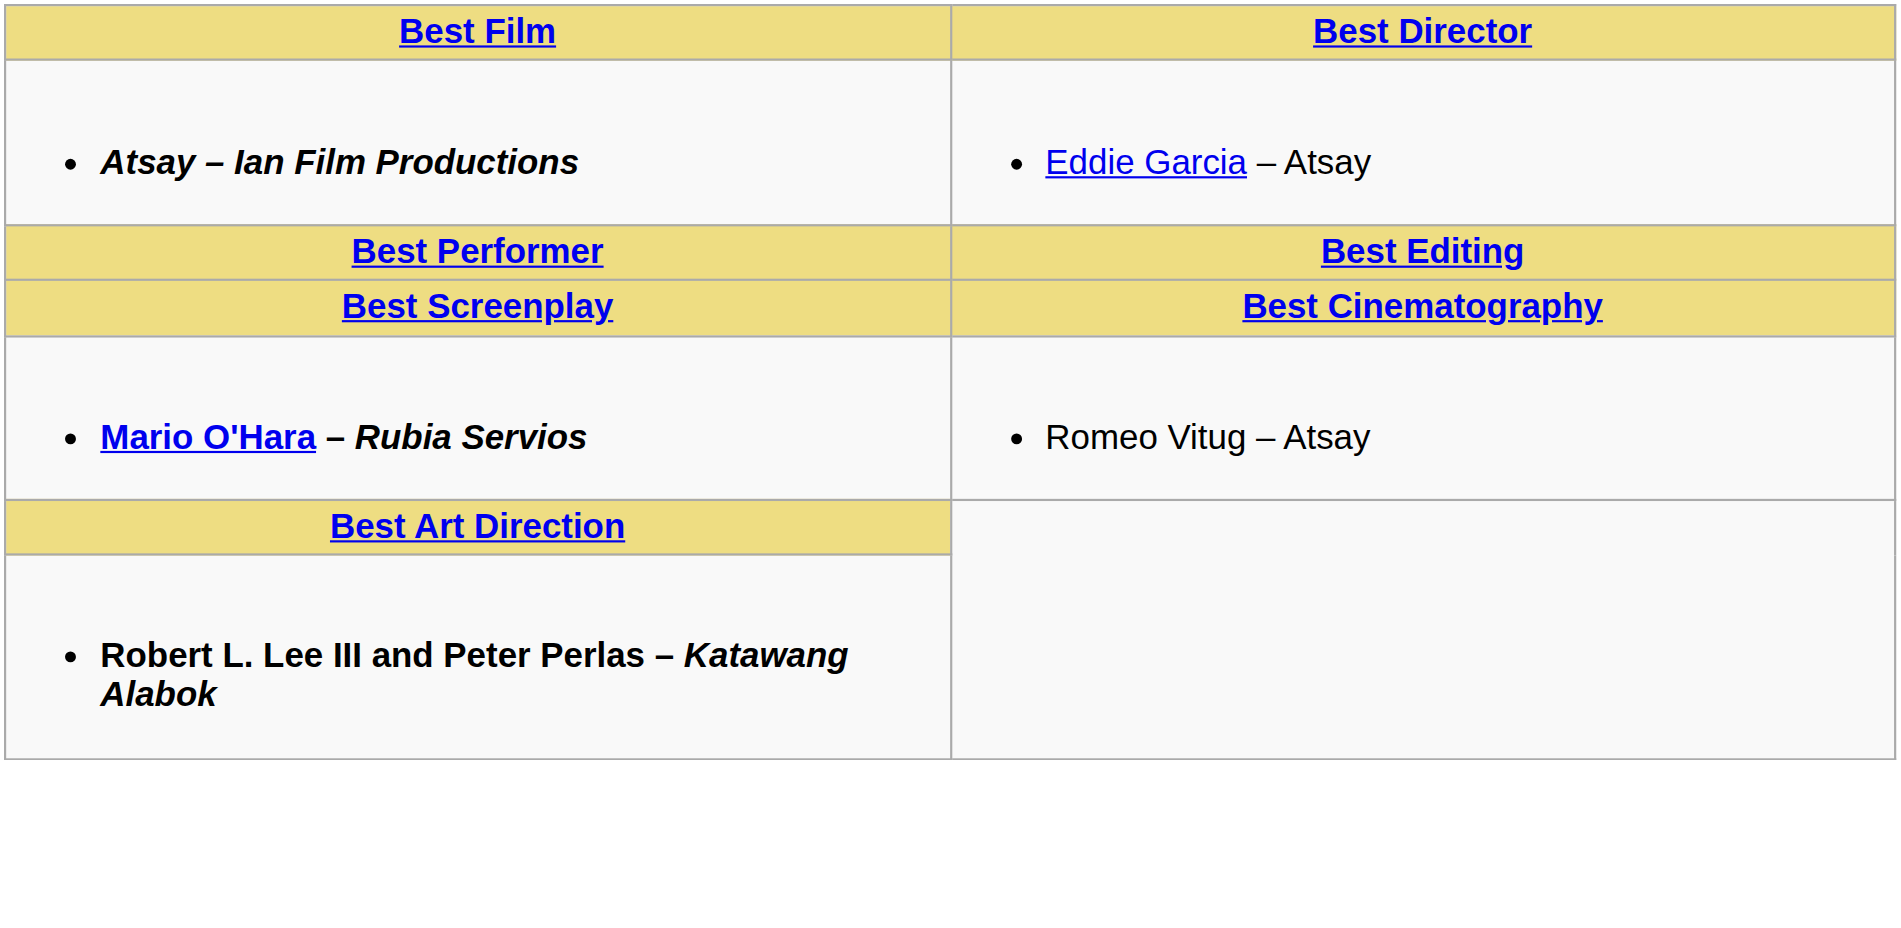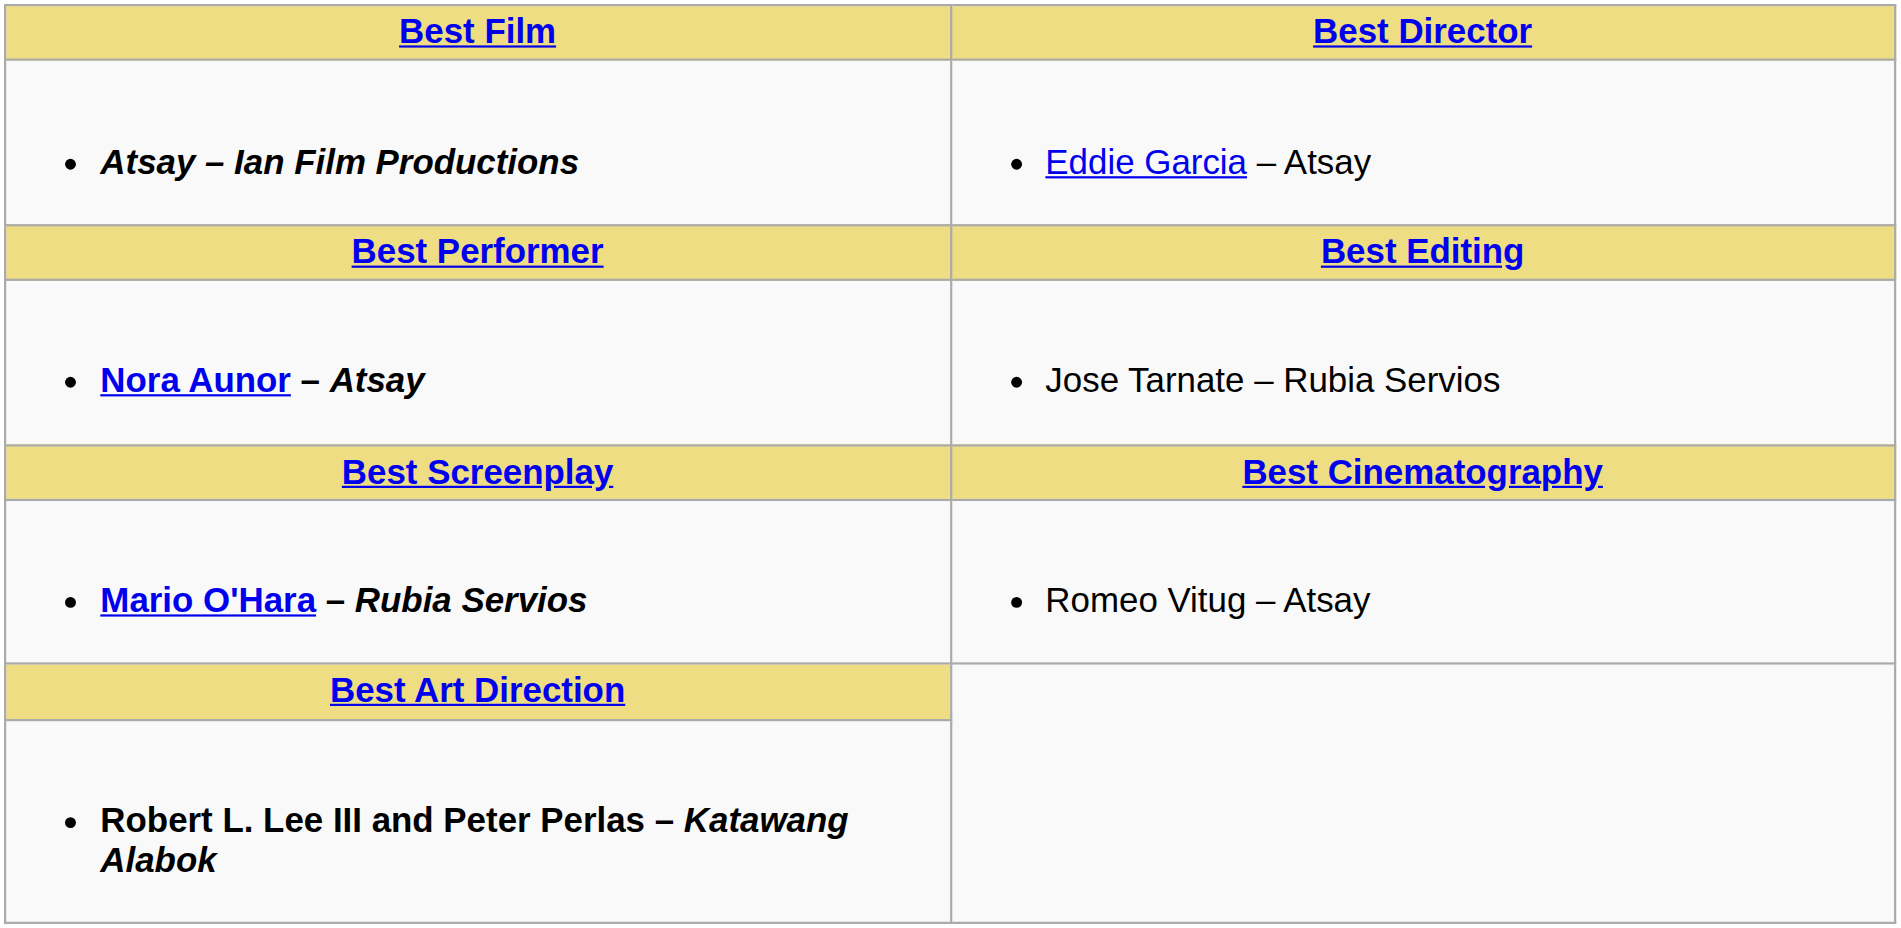+ row: (478, 382)
